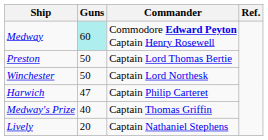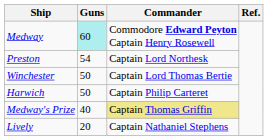(85, 59) 50 -> (85, 59) 54
(171, 59) Captain Lord Thomas Bertie -> (159, 59) Captain Lord Northesk
(159, 76) Captain Lord Northesk -> (171, 76) Captain Lord Thomas Bertie
(85, 93) 47 -> (85, 93) 50
(161, 110) no background -> (161, 110) khaki background
